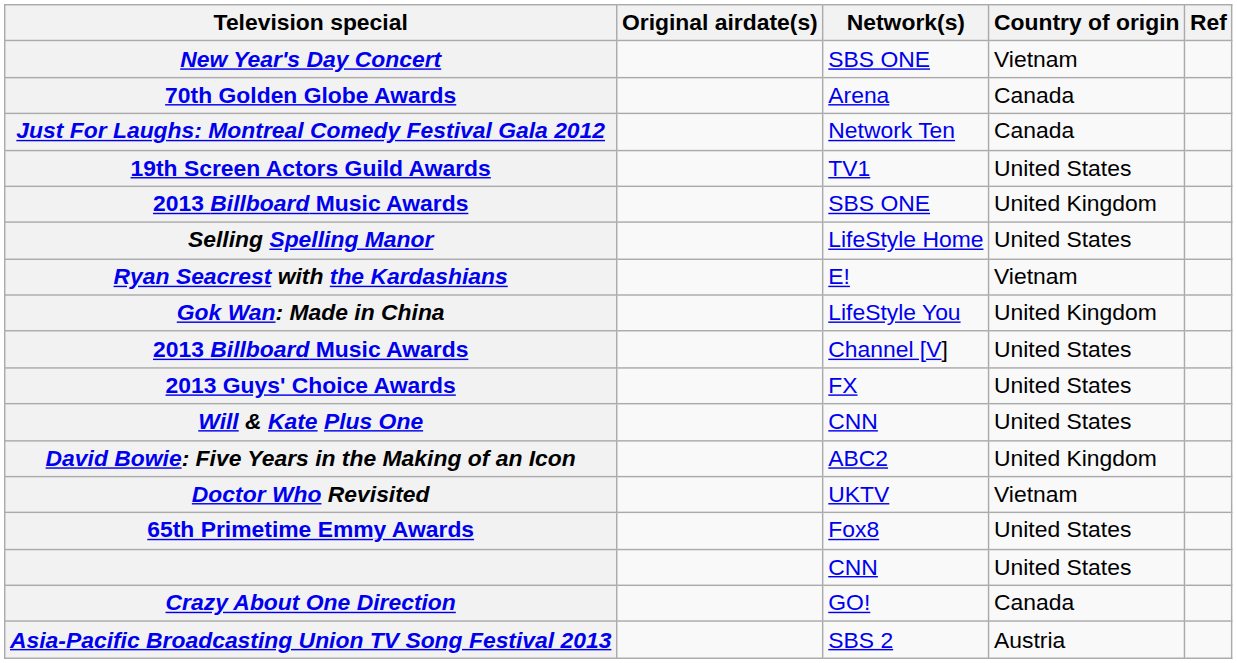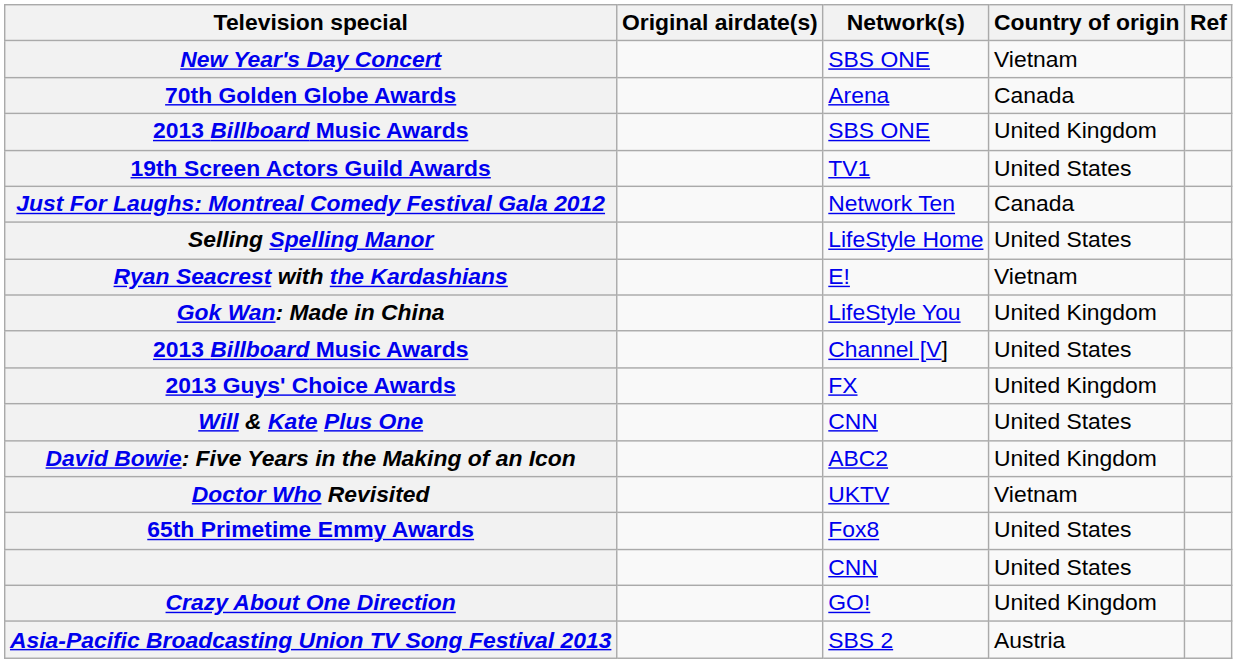rows swapped: (311, 131) <-> (311, 204)
(1063, 385) United States -> (1075, 385) United Kingdom
(1034, 603) Canada -> (1075, 603) United Kingdom
